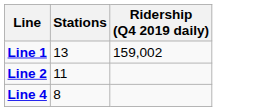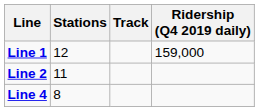+ column: (131, 22)
(61, 52) 13 -> (61, 52) 12
(138, 52) 159,002 -> (179, 52) 159,000
